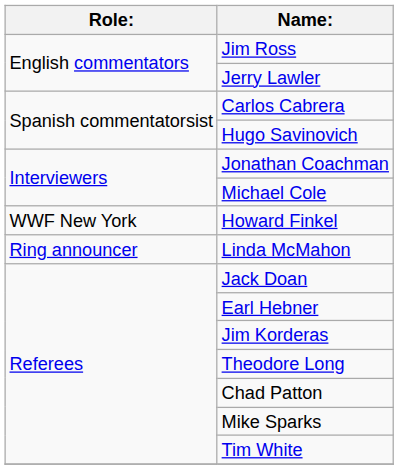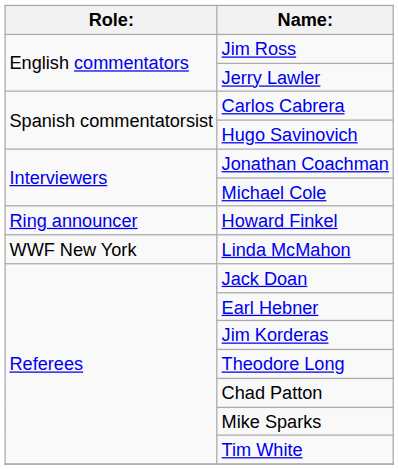(73, 221) WWF New York -> (74, 221) Ring announcer
(74, 249) Ring announcer -> (73, 249) WWF New York
